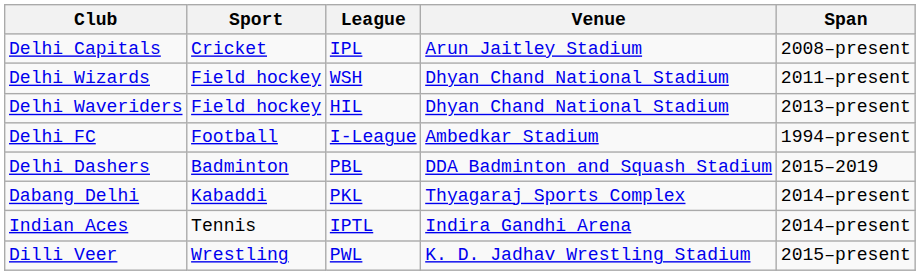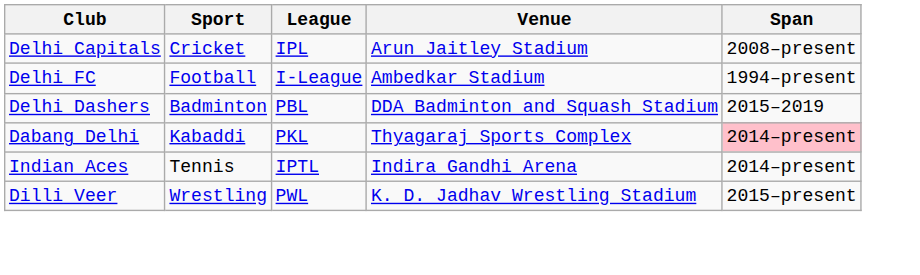- row: (79, 78)
- row: (96, 108)
(846, 196) no background -> (792, 137) pink background
